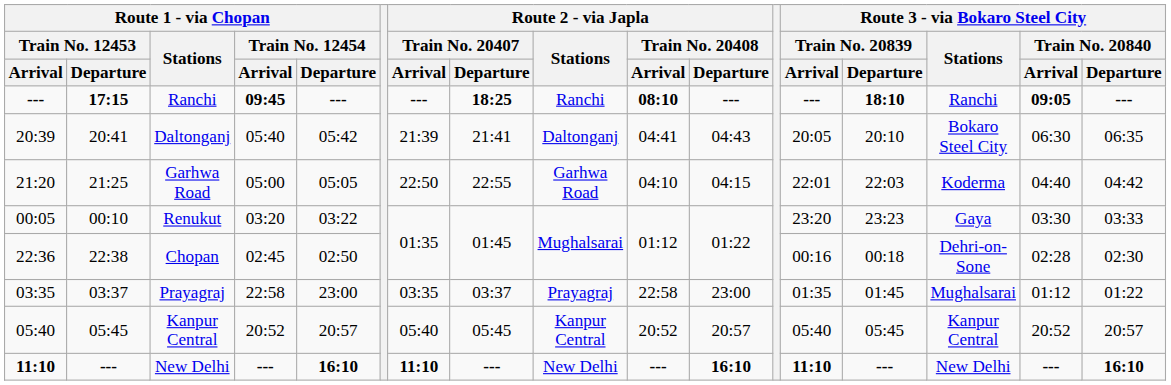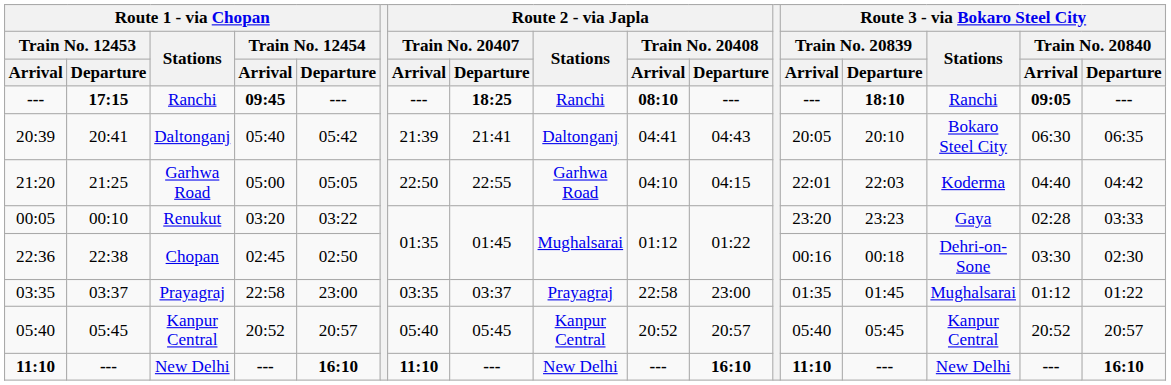(1051, 219) 03:30 -> (1051, 219) 02:28
(1051, 256) 02:28 -> (1051, 256) 03:30
